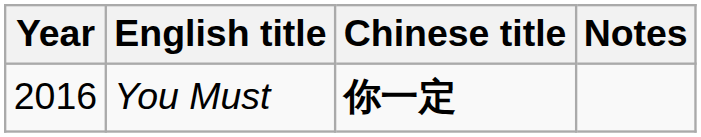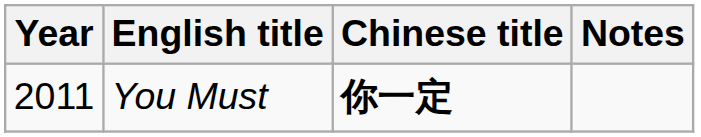(55, 97) 2016 -> (54, 97) 2011
